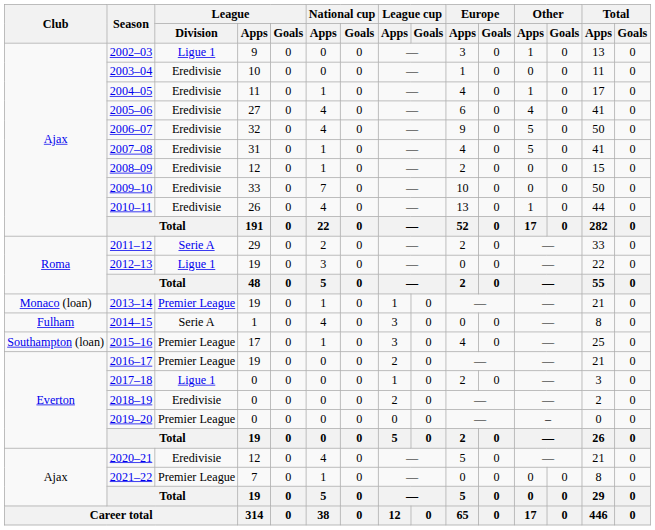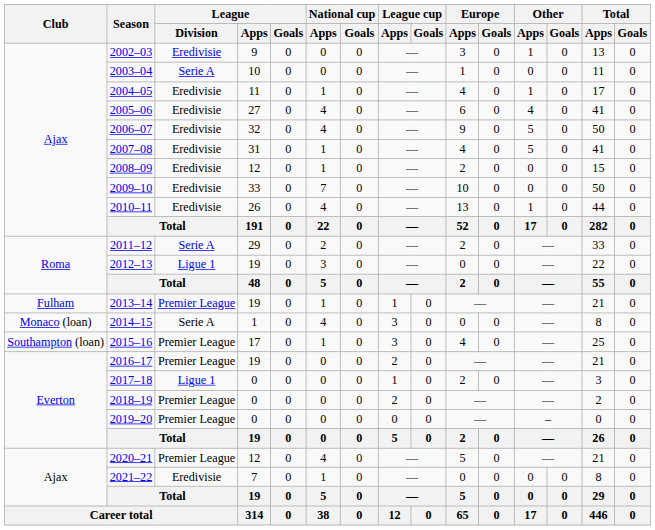(197, 52) Ligue 1 -> (197, 52) Eredivisie
(197, 71) Eredivisie -> (197, 71) Serie A
(56, 303) Monaco (loan) -> (56, 303) Fulham
(56, 322) Fulham -> (56, 322) Monaco (loan)
(197, 399) Eredivisie -> (197, 399) Premier League
(197, 457) Eredivisie -> (197, 457) Premier League
(197, 476) Premier League -> (197, 476) Eredivisie
